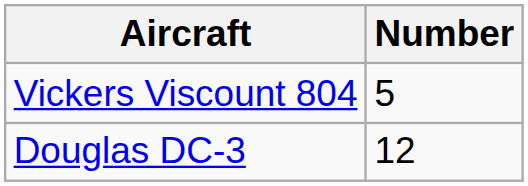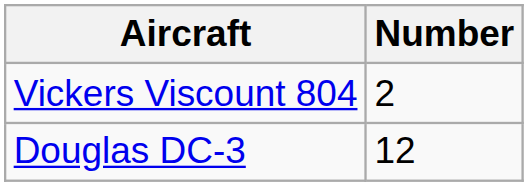(385, 92) 5 -> (385, 92) 2
